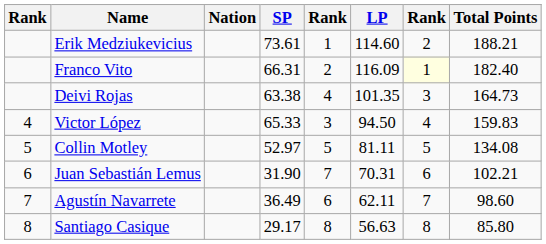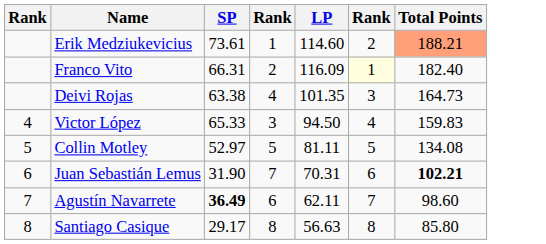- column: (232, 17)
(495, 43) no background -> (440, 43) lightsalmon background
(495, 174) normal -> (440, 174) bold
(282, 200) normal -> (227, 200) bold
